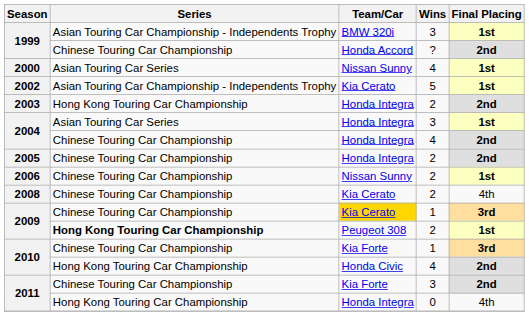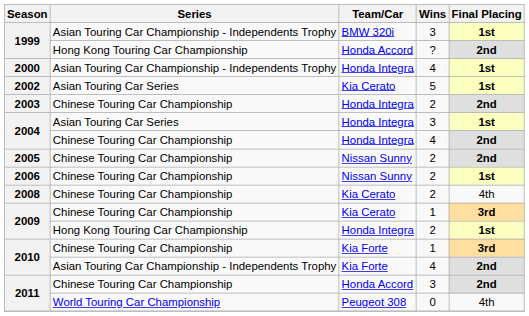(143, 50) Chinese Touring Car Championship -> (150, 50) Hong Kong Touring Car Championship
(116, 68) Asian Touring Car Series -> (195, 68) Asian Touring Car Championship - Independents Trophy
(377, 68) Nissan Sunny -> (378, 68) Honda Integra
(195, 86) Asian Touring Car Championship - Independents Trophy -> (116, 86) Asian Touring Car Series
(150, 104) Hong Kong Touring Car Championship -> (143, 104) Chinese Touring Car Championship
(378, 158) Honda Integra -> (377, 158) Nissan Sunny
(369, 212) gold background -> (369, 212) no background
(158, 230) bold -> (150, 230) normal
(374, 230) Peugeot 308 -> (378, 230) Honda Integra
(150, 266) Hong Kong Touring Car Championship -> (195, 266) Asian Touring Car Championship - Independents Trophy
(372, 266) Honda Civic -> (365, 266) Kia Forte
(365, 284) Kia Forte -> (377, 284) Honda Accord
(150, 302) Hong Kong Touring Car Championship -> (137, 302) World Touring Car Championship
(378, 302) Honda Integra -> (374, 302) Peugeot 308
